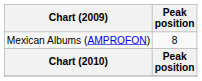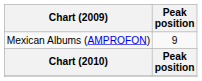(175, 40) 8 -> (175, 40) 9
